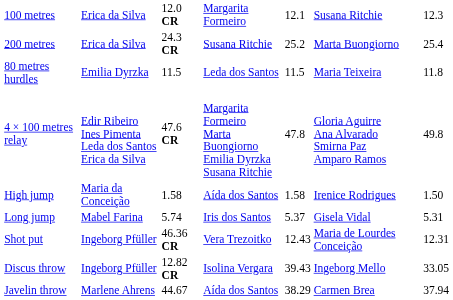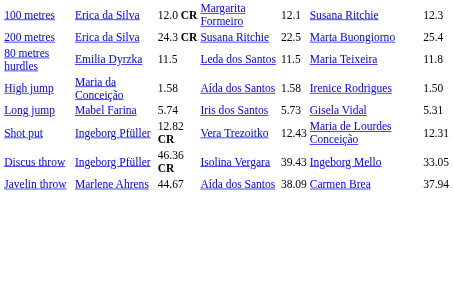(295, 44) 25.2 -> (291, 37) 22.5
- row: (39, 134)
(295, 217) 5.37 -> (291, 111) 5.73
(175, 239) 46.36 CR -> (171, 133) 12.82 CR
(175, 268) 12.82 CR -> (171, 162) 46.36 CR
(298, 291) 38.29 -> (294, 184) 38.09
